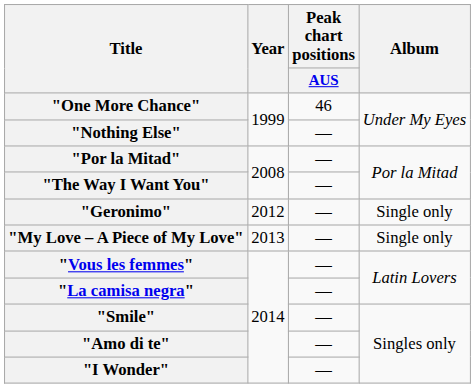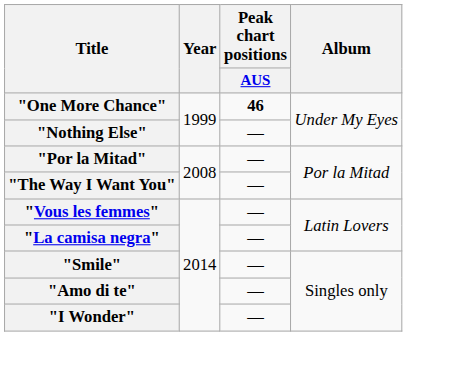(324, 106) normal -> (255, 106) bold
- row: (126, 211)
- row: (126, 238)
